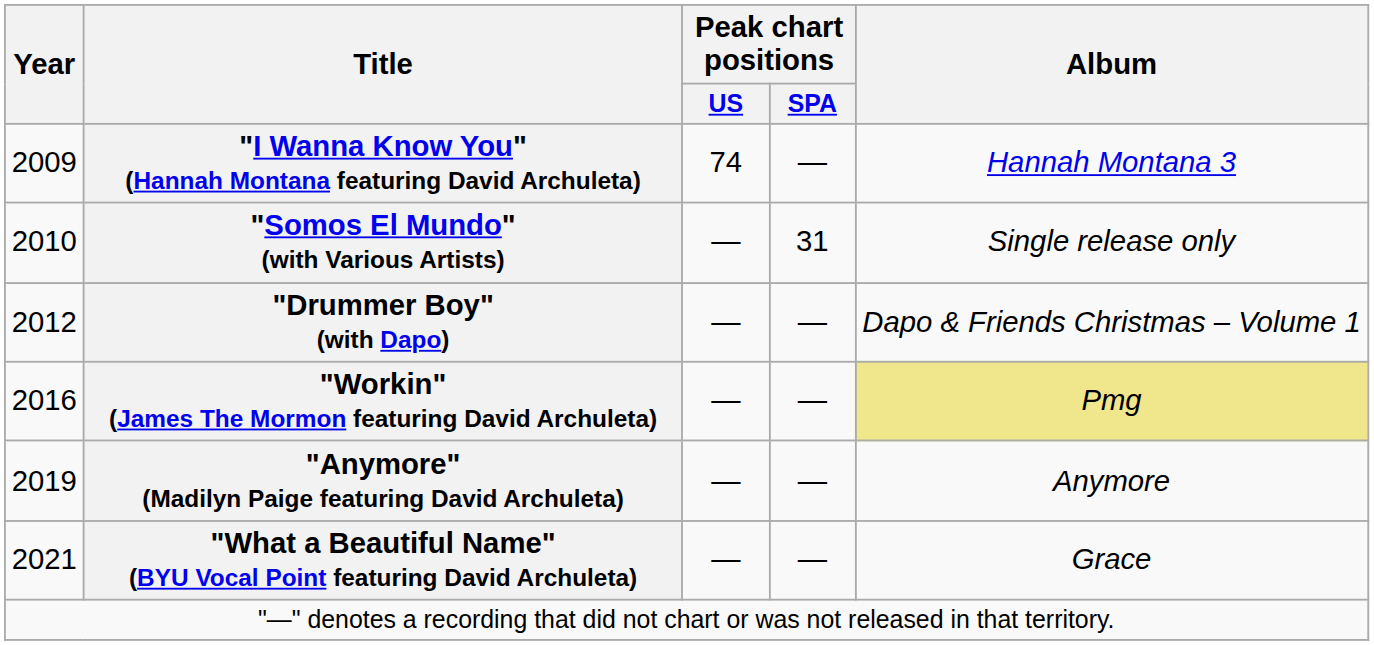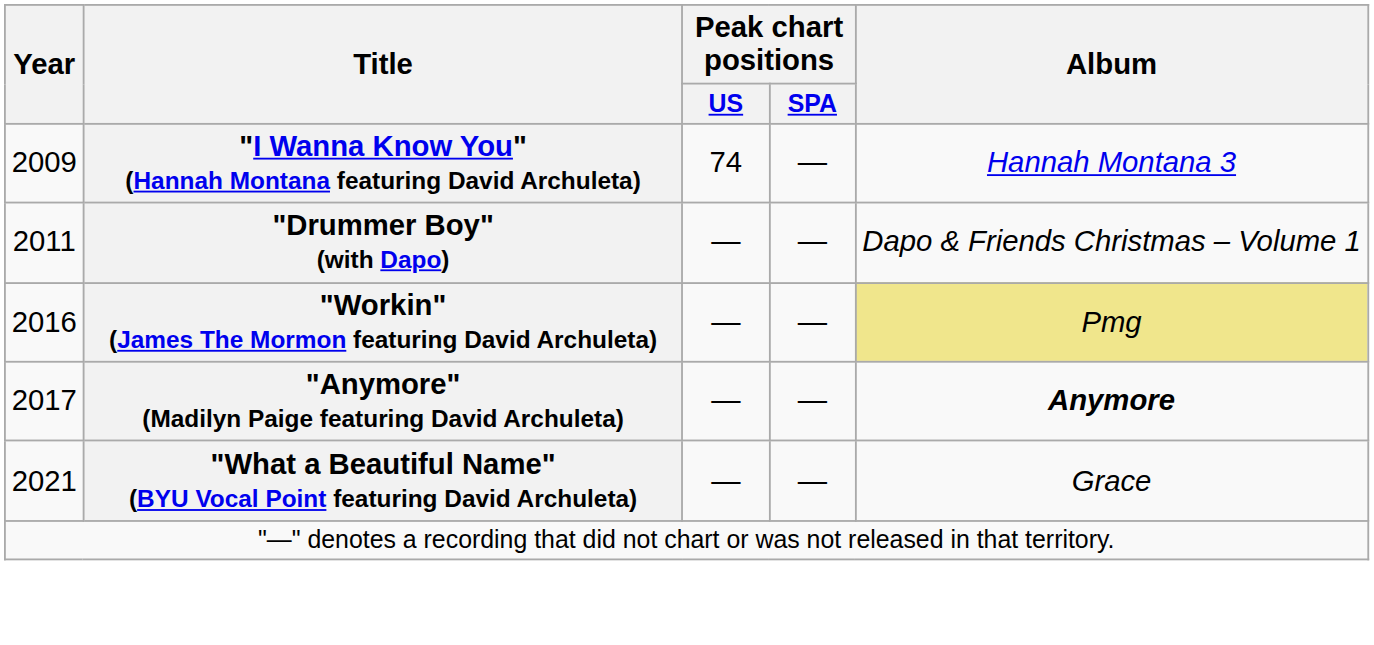- row: (383, 242)
(44, 321) 2012 -> (44, 242) 2011
(44, 480) 2019 -> (44, 400) 2017
(1112, 480) normal -> (1112, 400) bold
